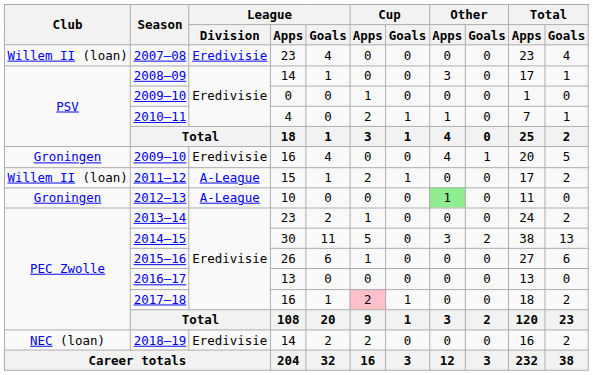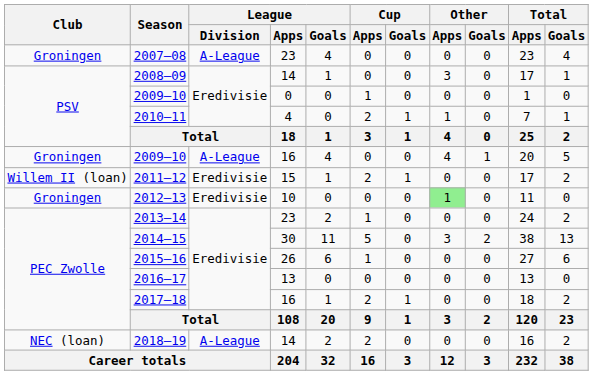(68, 55) Willem II (loan) -> (68, 55) Groningen
(230, 55) Eredivisie -> (230, 55) A-League
(230, 157) Eredivisie -> (230, 157) A-League
(230, 177) A-League -> (230, 177) Eredivisie
(230, 198) A-League -> (230, 198) Eredivisie
(368, 299) pink background -> (368, 299) no background
(230, 340) Eredivisie -> (230, 340) A-League
